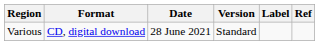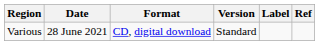columns swapped: (181, 13) <-> (96, 13)
